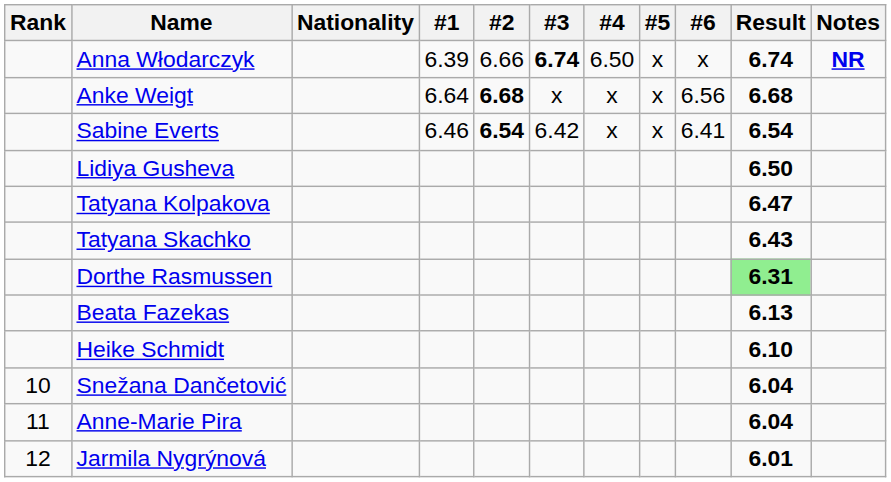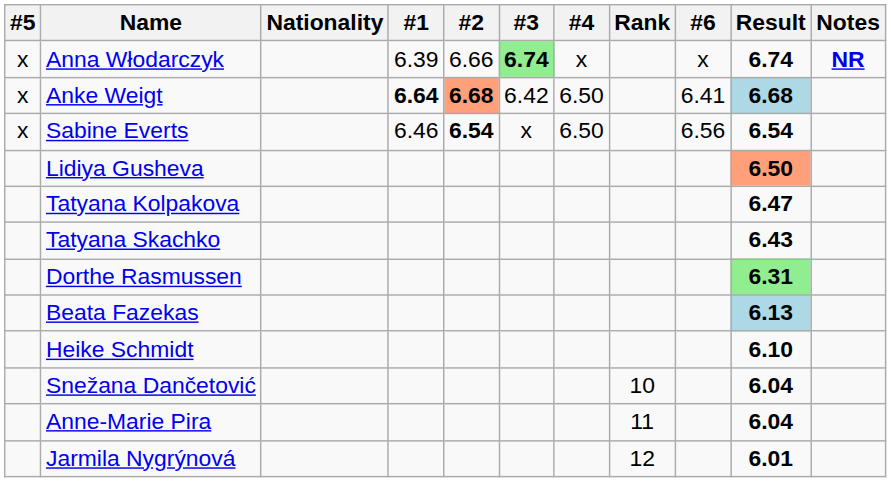columns swapped: (38, 22) <-> (657, 22)
(557, 58) no background -> (526, 58) lightgreen background
(612, 58) 6.50 -> (581, 58) x
(447, 95) normal -> (416, 95) bold
(502, 95) no background -> (471, 95) lightsalmon background
(557, 95) x -> (526, 95) 6.42
(612, 95) x -> (581, 95) 6.50
(703, 95) 6.56 -> (703, 95) 6.41
(771, 95) no background -> (771, 95) lightblue background
(557, 131) 6.42 -> (526, 131) x
(612, 131) x -> (581, 131) 6.50
(703, 131) 6.41 -> (703, 131) 6.56
(771, 167) no background -> (771, 167) lightsalmon background
(771, 312) no background -> (771, 312) lightblue background
